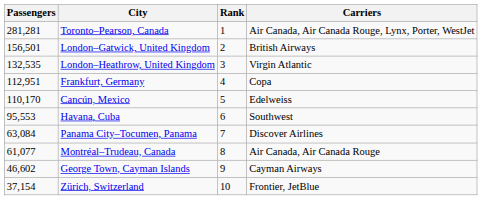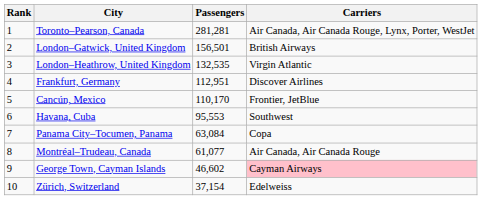columns swapped: (232, 13) <-> (31, 13)
(260, 82) Copa -> (286, 82) Discover Airlines
(270, 99) Edelweiss -> (284, 99) Frontier, JetBlue
(286, 134) Discover Airlines -> (260, 134) Copa
(285, 168) no background -> (285, 168) pink background
(284, 186) Frontier, JetBlue -> (270, 186) Edelweiss
